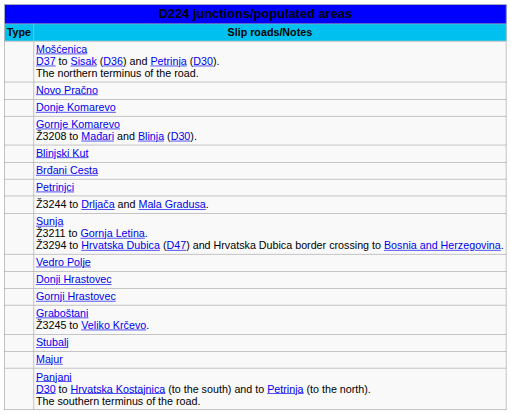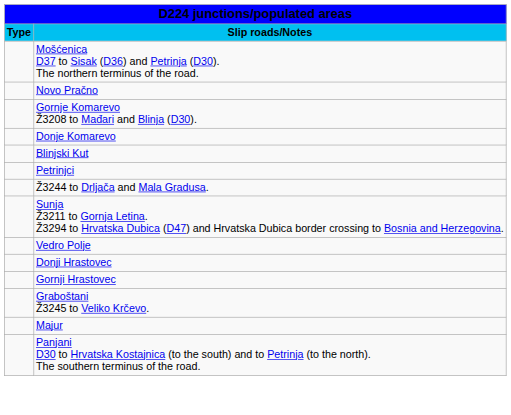rows swapped: (116, 130) <-> (76, 107)
- row: (67, 170)
- row: (52, 343)
